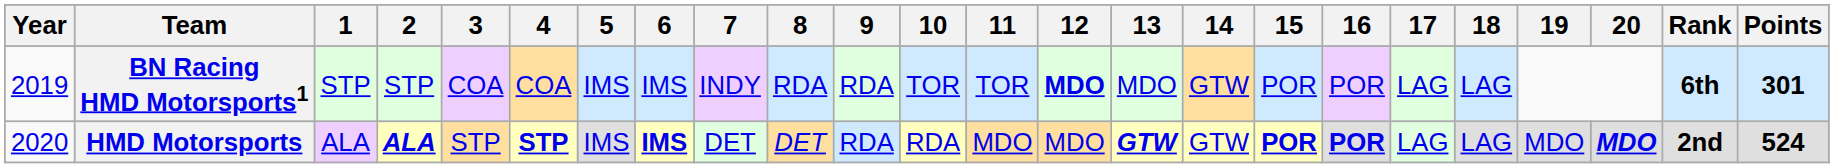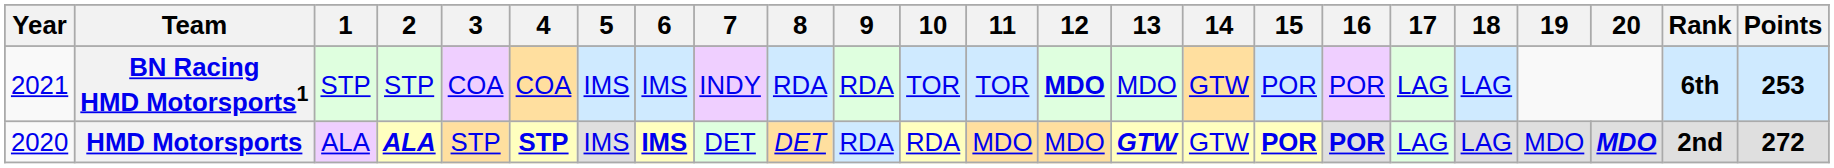(40, 84) 2019 -> (40, 84) 2021
(1783, 84) 301 -> (1783, 84) 253
(1783, 143) 524 -> (1783, 143) 272
